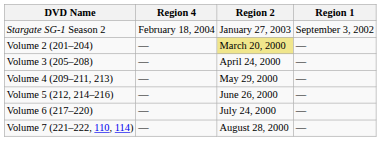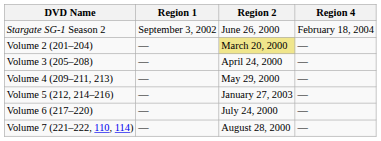columns swapped: (335, 12) <-> (177, 12)
(255, 29) January 27, 2003 -> (250, 29) June 26, 2000
(249, 95) June 26, 2000 -> (257, 95) January 27, 2003
